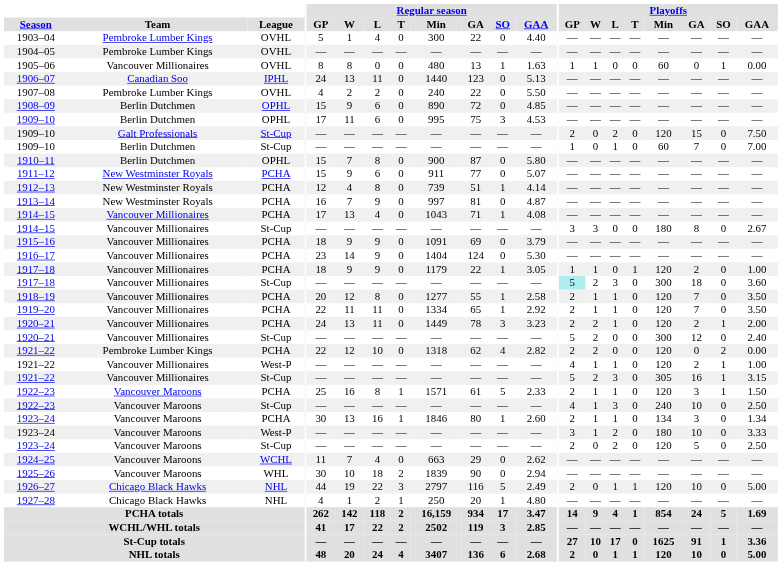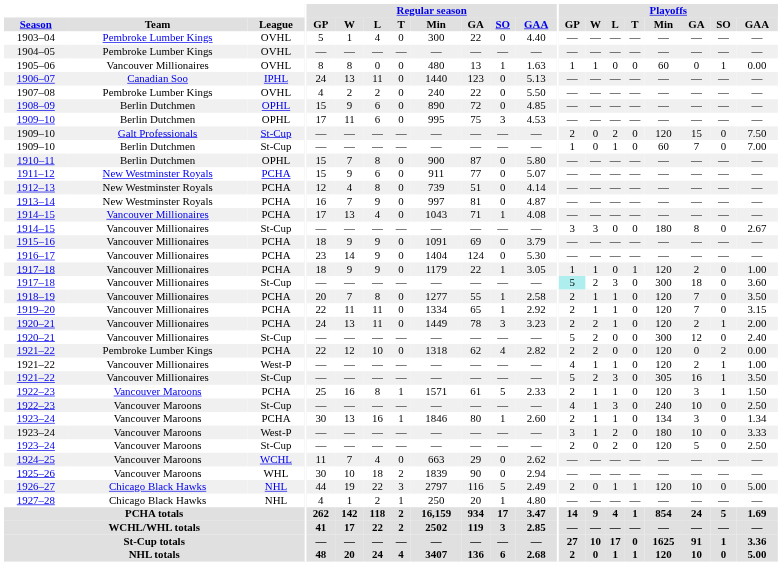(503, 187) 1 -> (503, 187) 0
(349, 296) 12 -> (349, 296) 7
(757, 310) 3.50 -> (757, 310) 3.15
(757, 378) 3.15 -> (757, 378) 3.50
